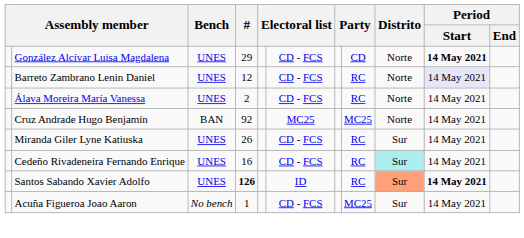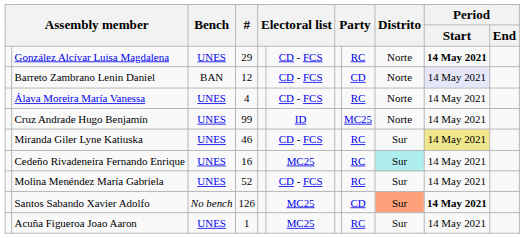(358, 57) CD -> (358, 57) RC
(212, 78) UNES -> (212, 78) BAN
(358, 78) RC -> (358, 78) CD
(247, 98) 2 -> (247, 98) 4
(212, 119) BAN -> (212, 119) UNES
(247, 119) 92 -> (247, 119) 99
(301, 118) MC25 -> (301, 119) ID
(247, 140) 26 -> (247, 140) 46
(457, 140) no background -> (457, 140) khaki background
(301, 161) CD - FCS -> (301, 160) MC25
+ row: (89, 182)
(212, 182) UNES -> (212, 202) No bench
(247, 181) bold -> (247, 202) normal
(301, 182) ID -> (301, 202) MC25
(358, 182) RC -> (358, 202) CD
(212, 202) No bench -> (212, 223) UNES
(301, 202) CD - FCS -> (301, 222) MC25
(358, 202) MC25 -> (358, 223) RC
